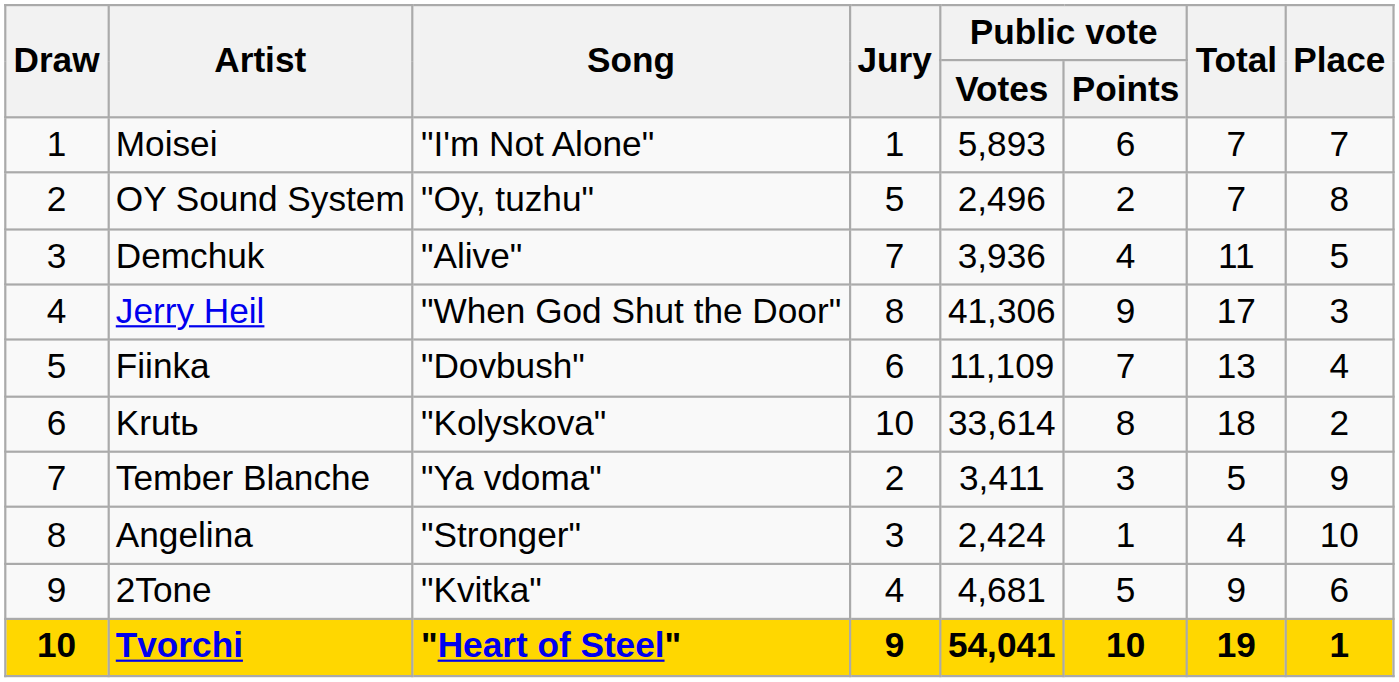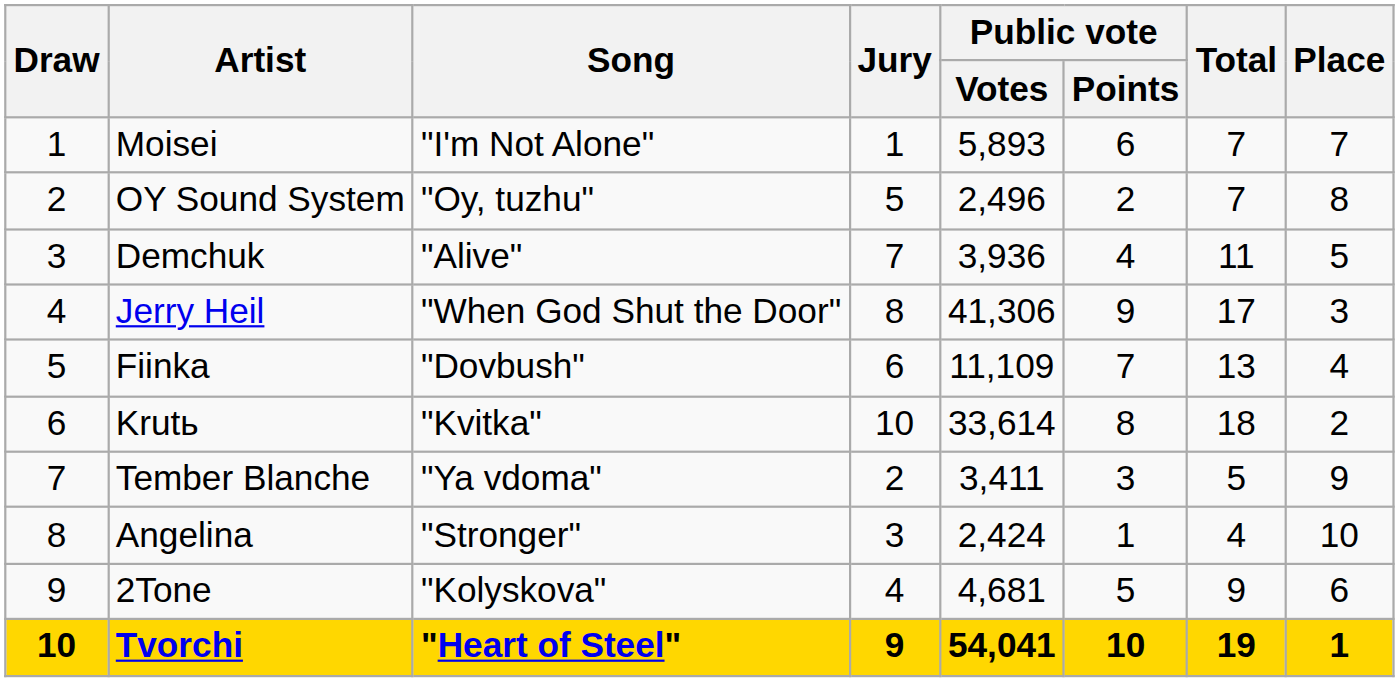(514, 423) "Kolyskova" -> (481, 423) "Kvitka"
(481, 590) "Kvitka" -> (514, 590) "Kolyskova"
